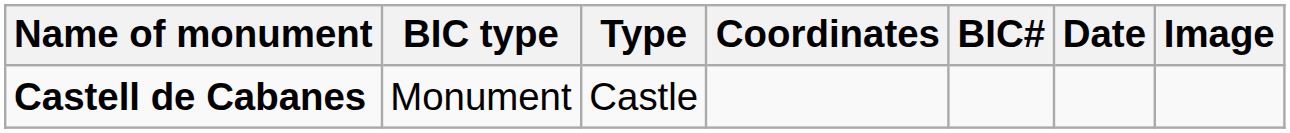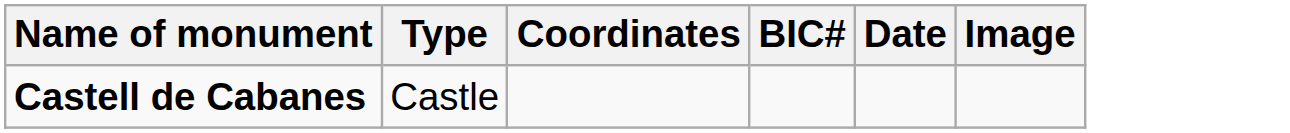- column: (481, 34)
